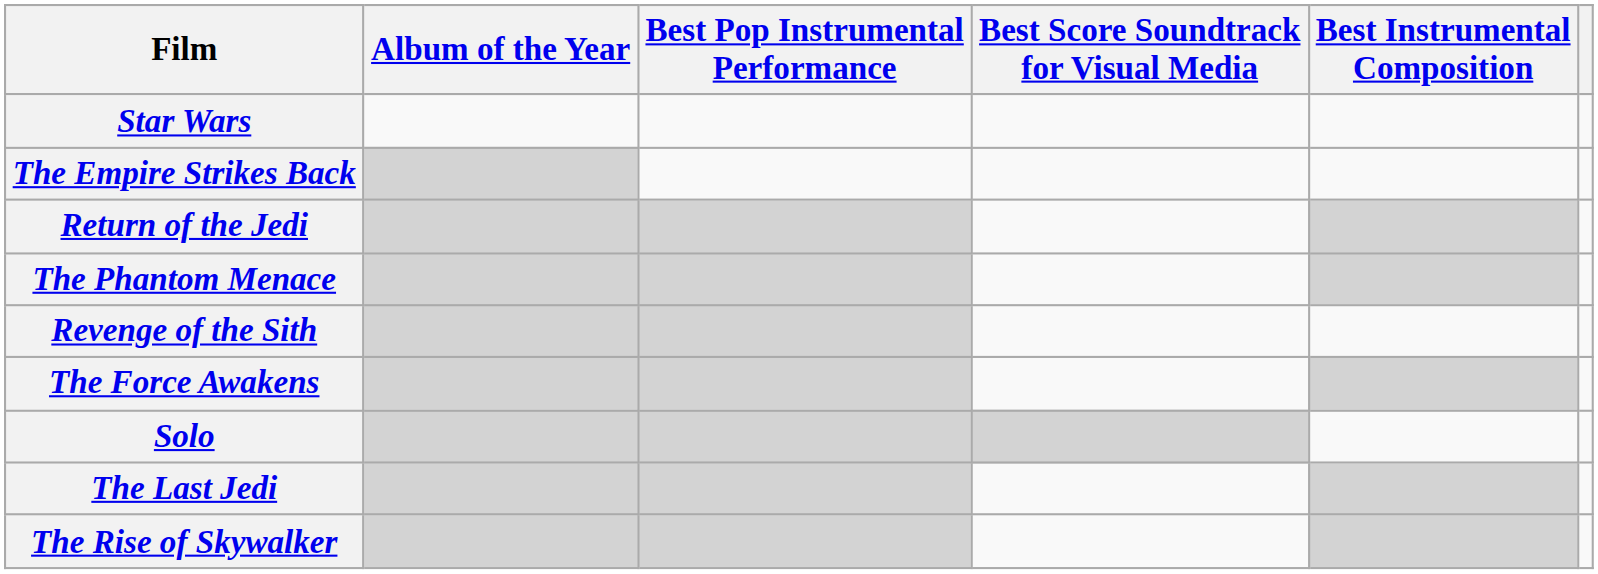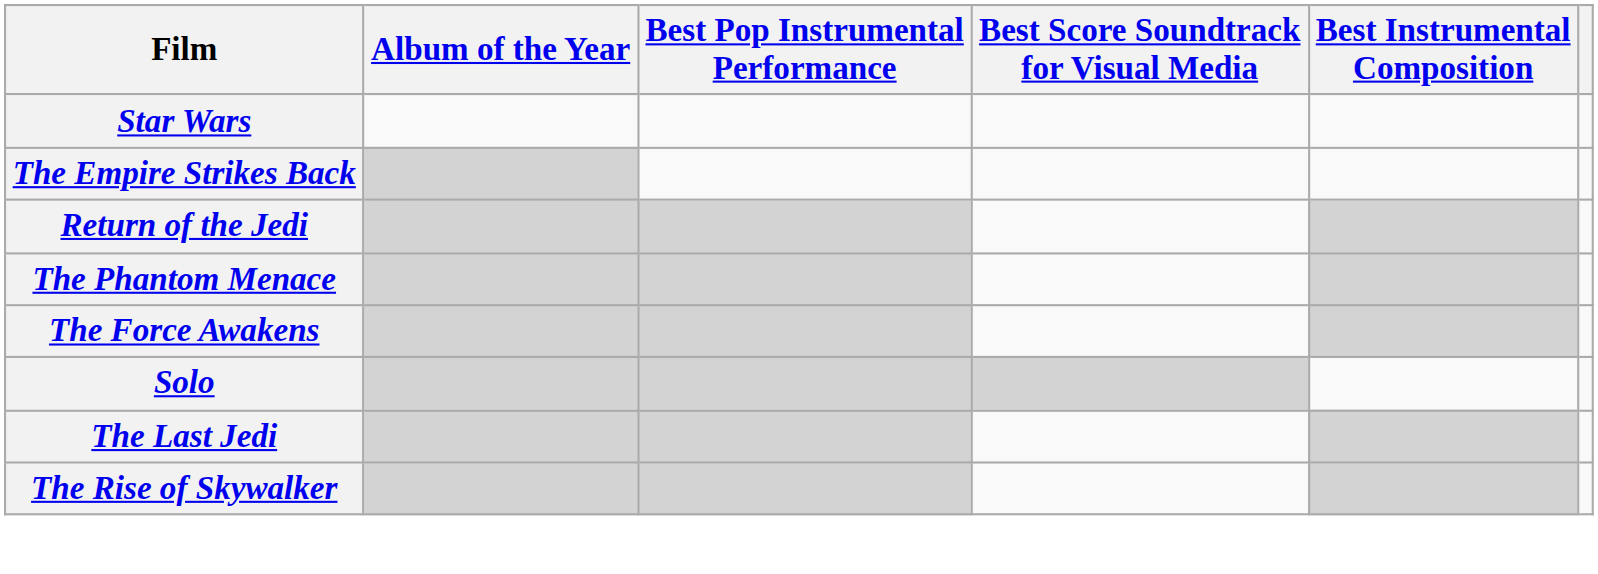- row: (184, 330)
